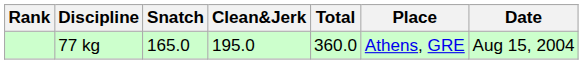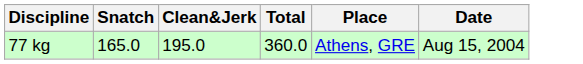- column: (29, 18)
